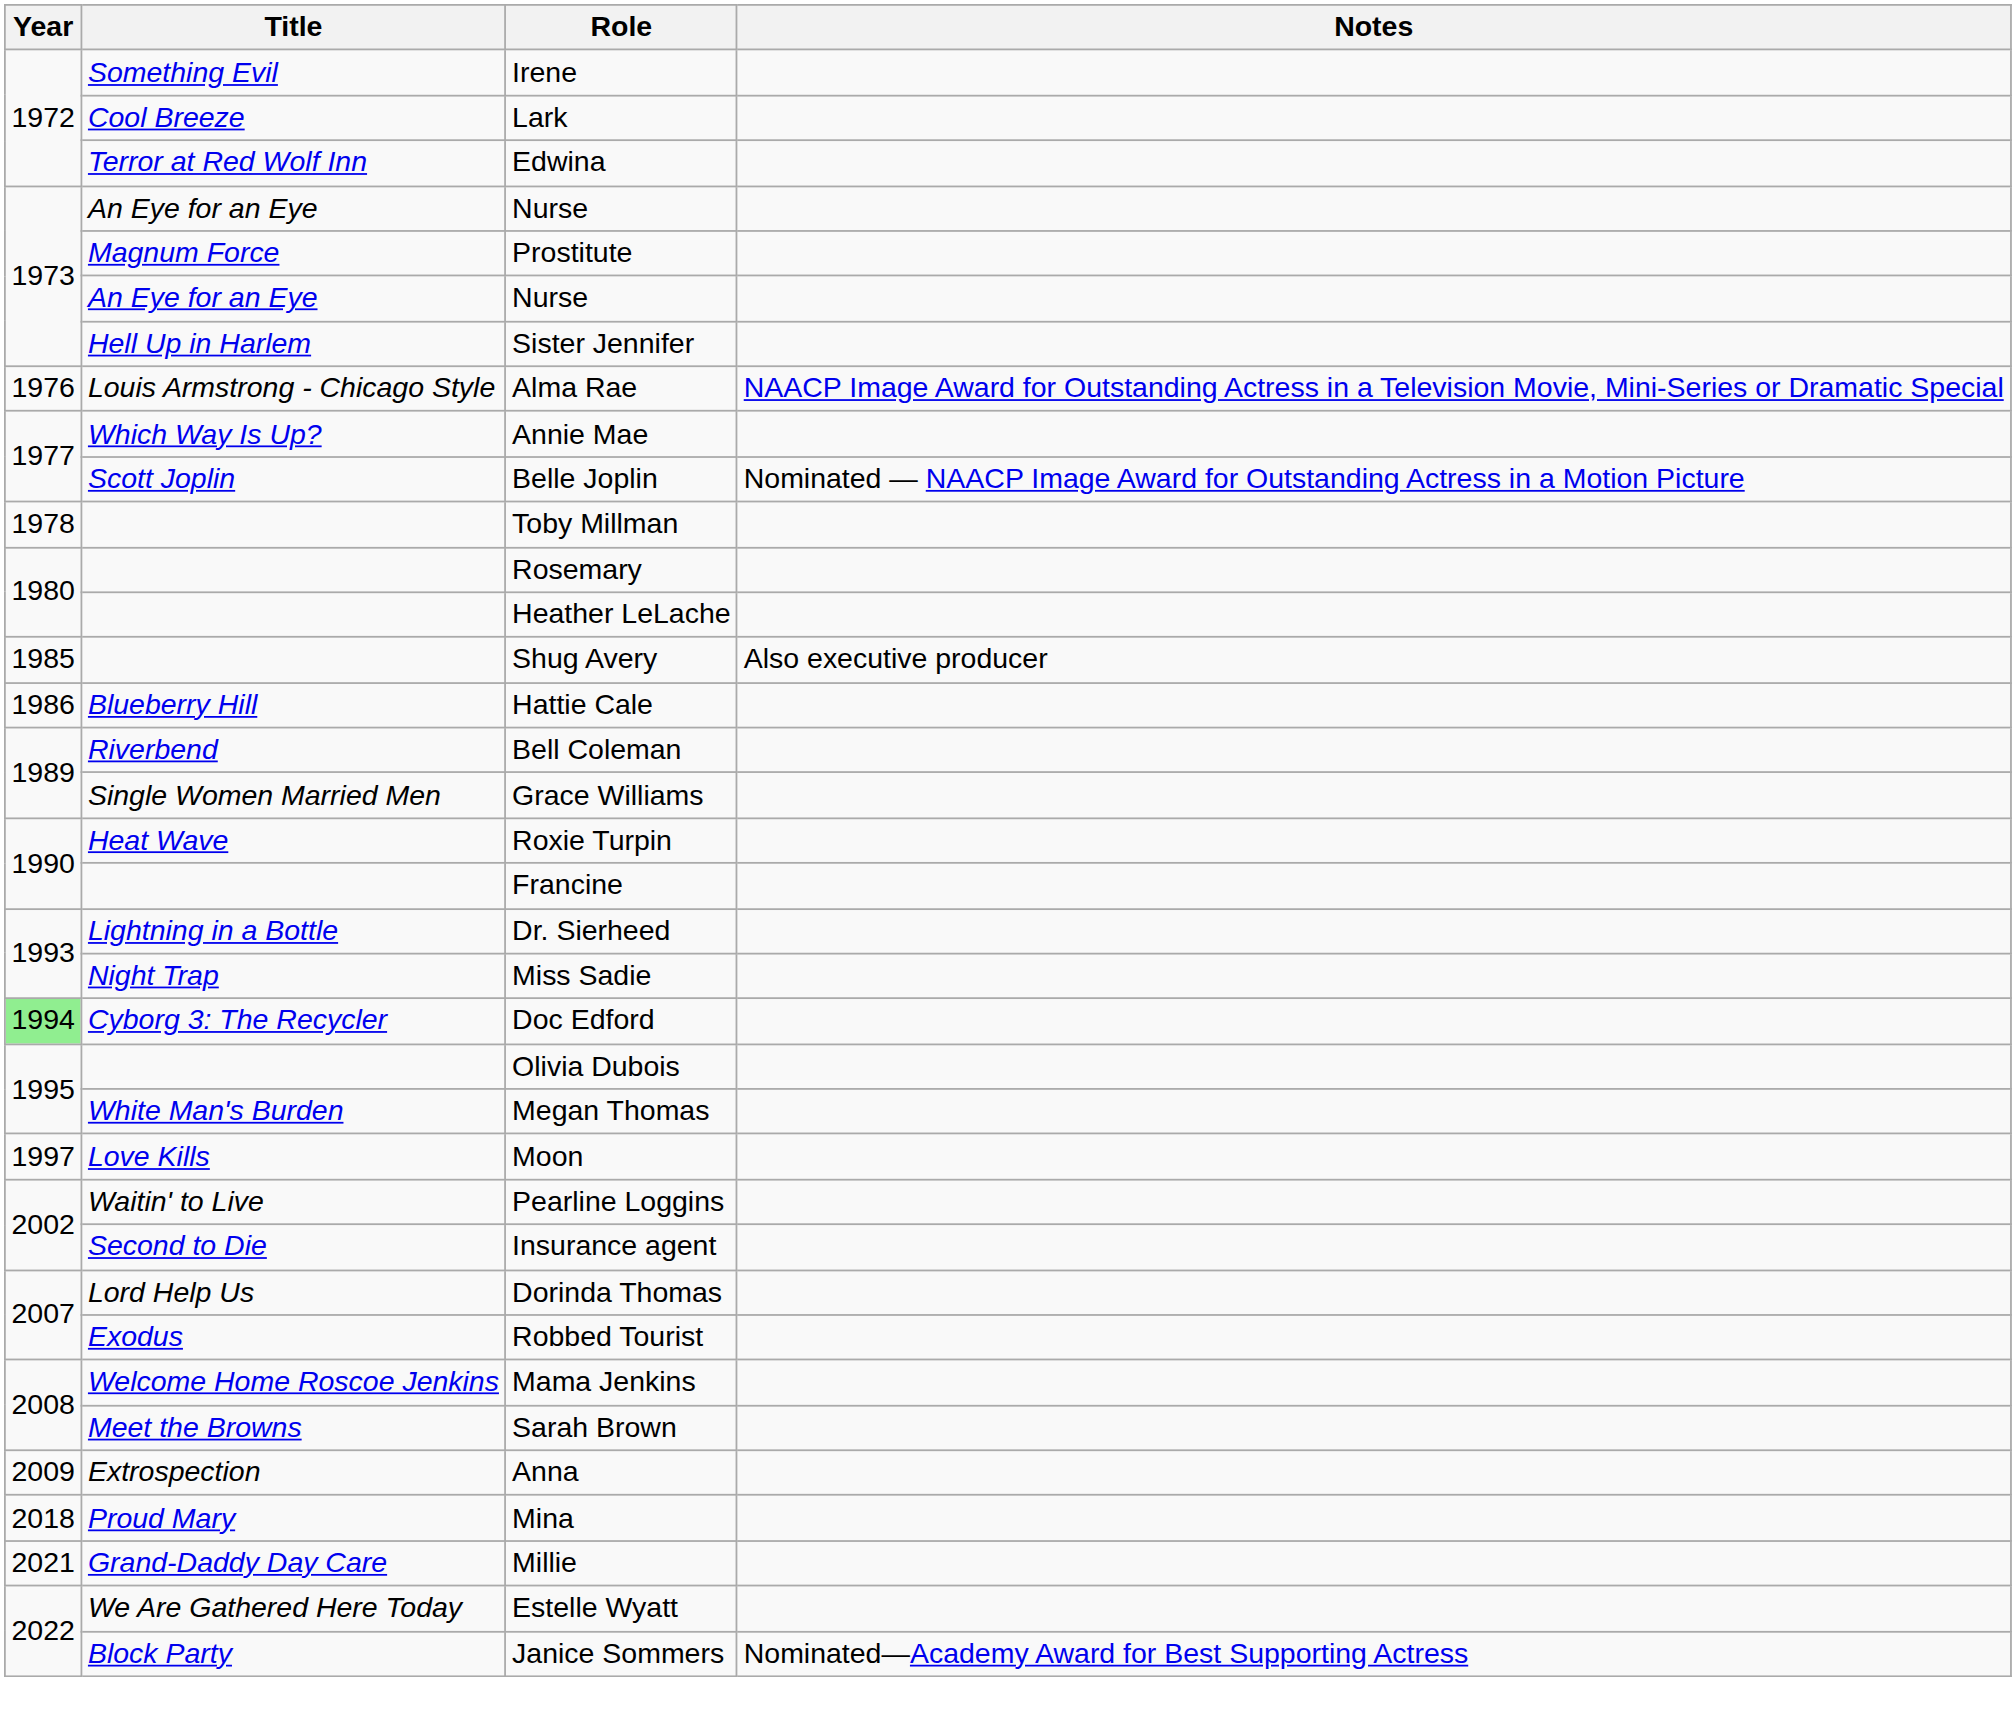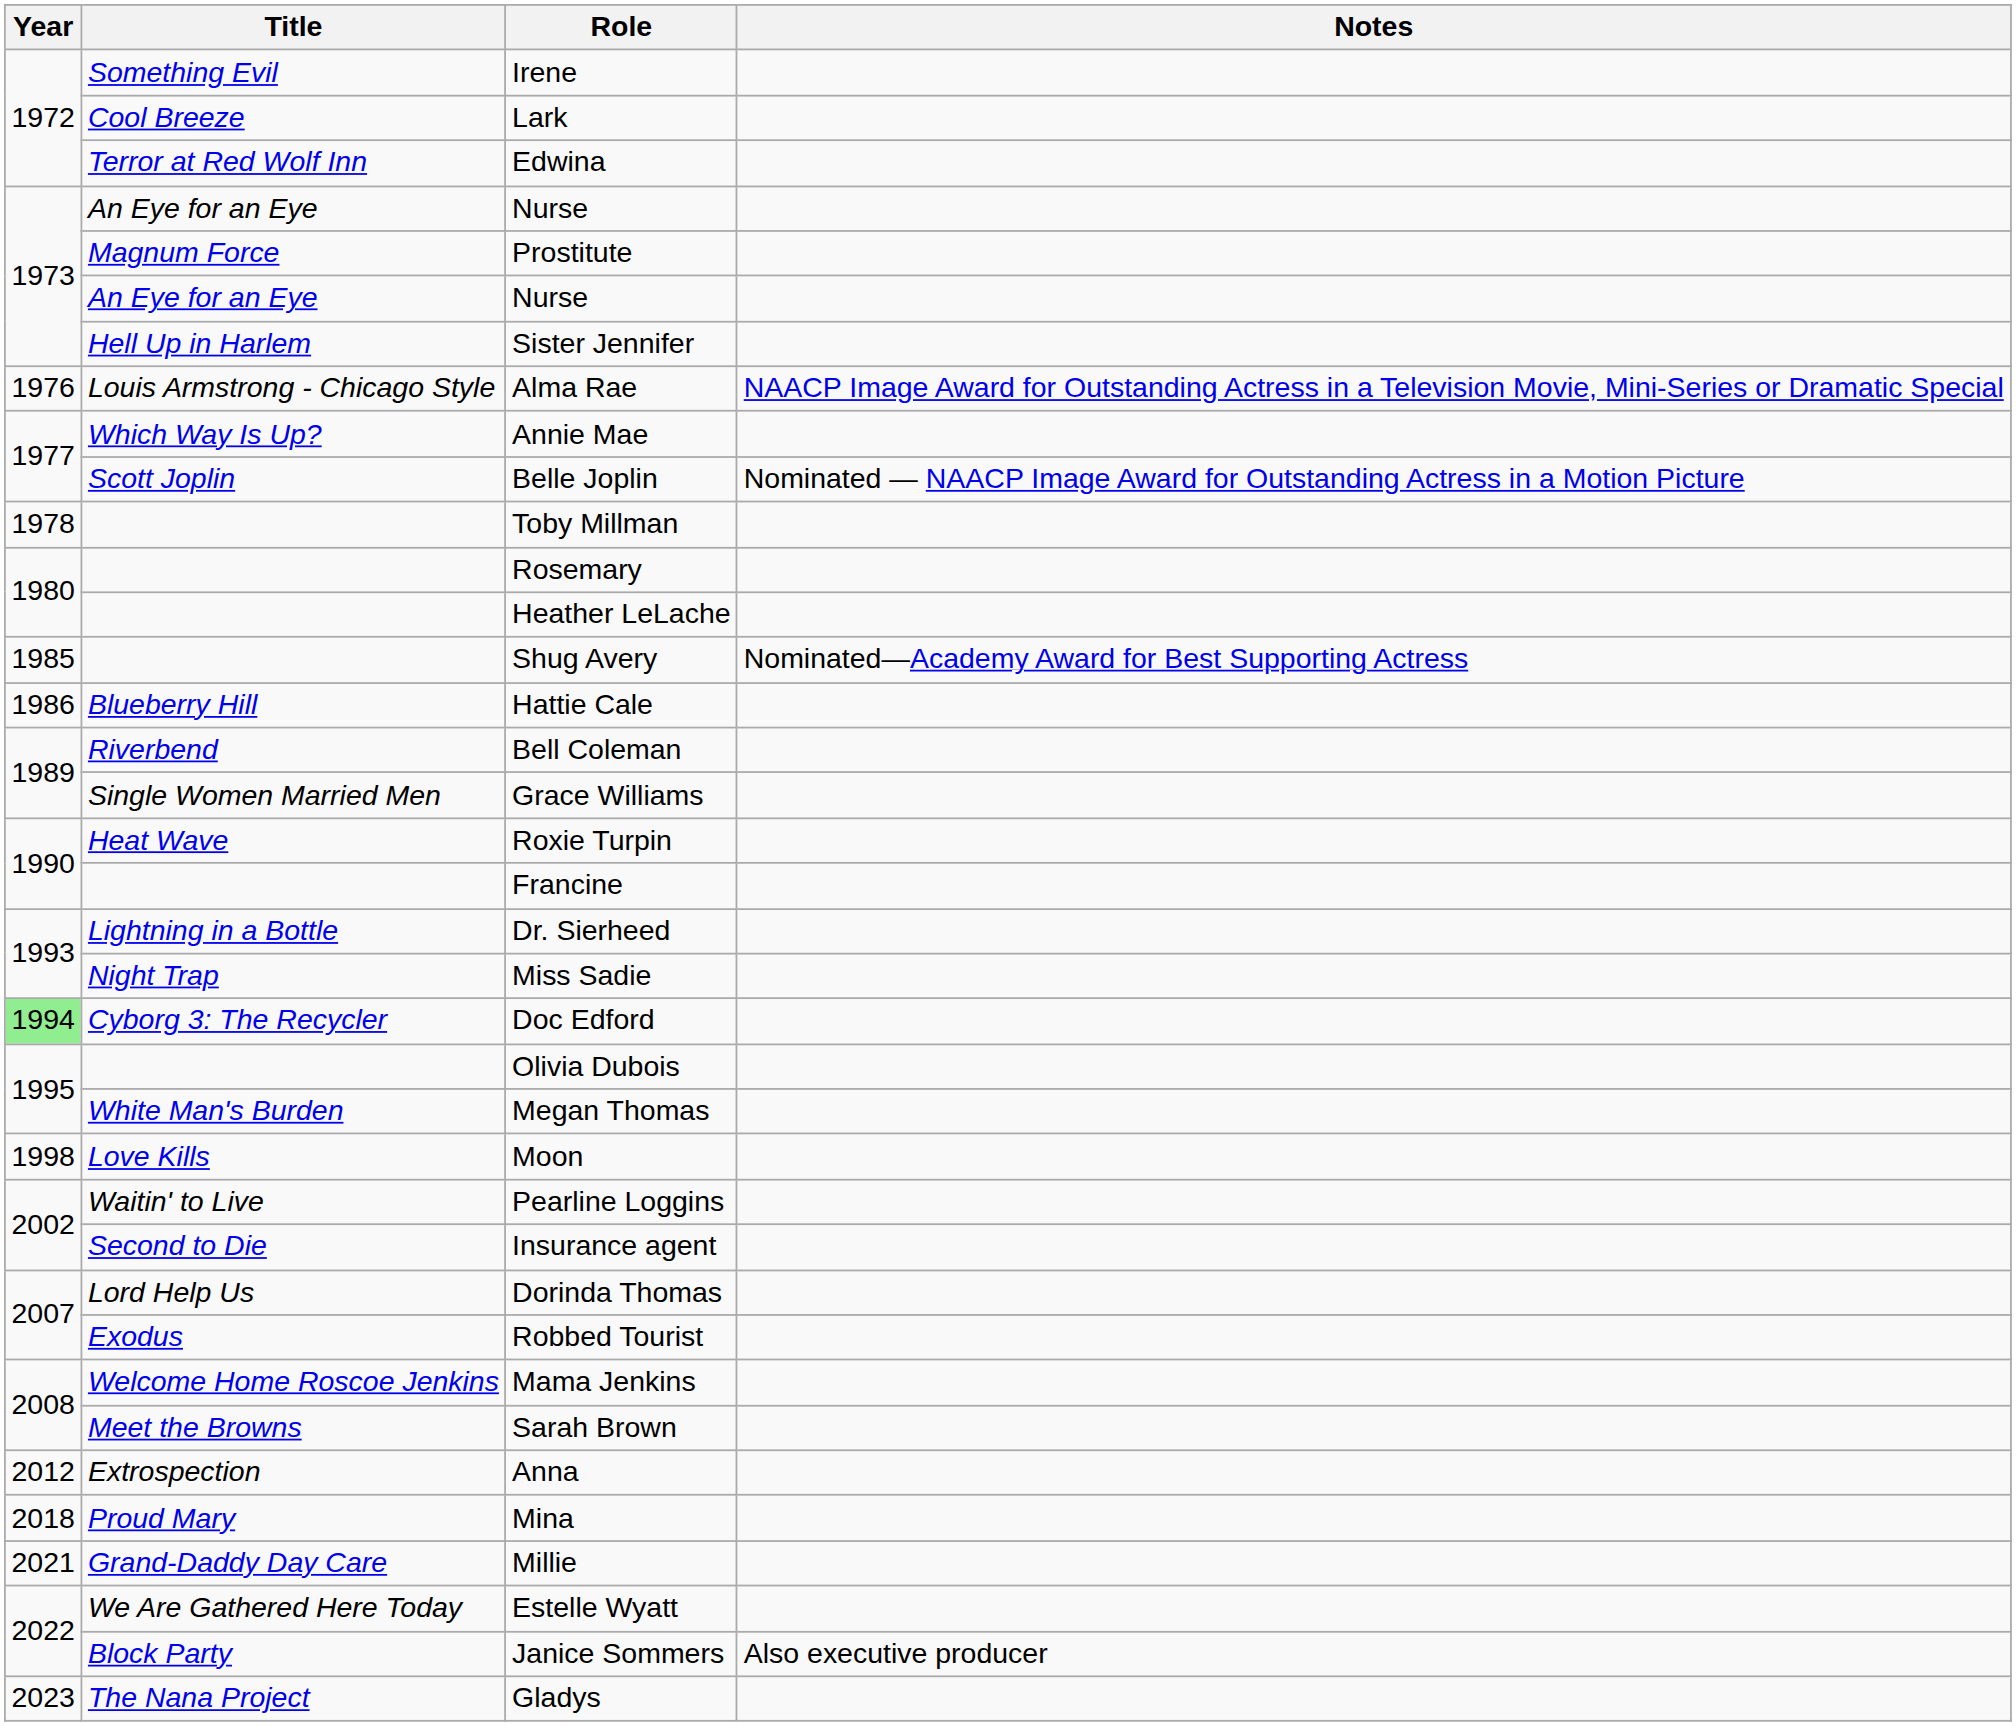(896, 659) Also executive producer -> (1106, 659) Nominated—Academy Award for Best Supporting Actress
(43, 1156) 1997 -> (43, 1156) 1998
(43, 1472) 2009 -> (43, 1472) 2012
(1106, 1653) Nominated—Academy Award for Best Supporting Actress -> (896, 1653) Also executive producer
+ row: (199, 1698)
